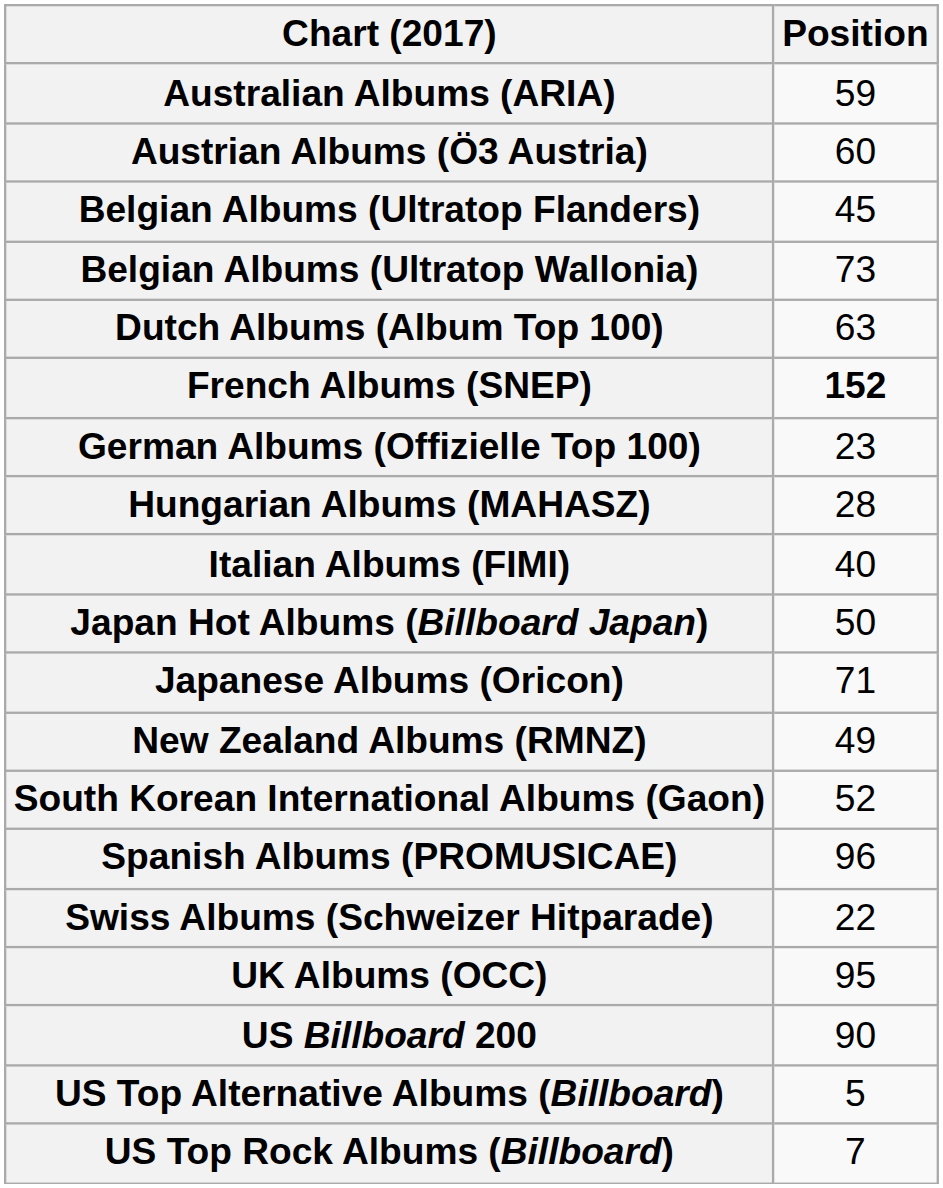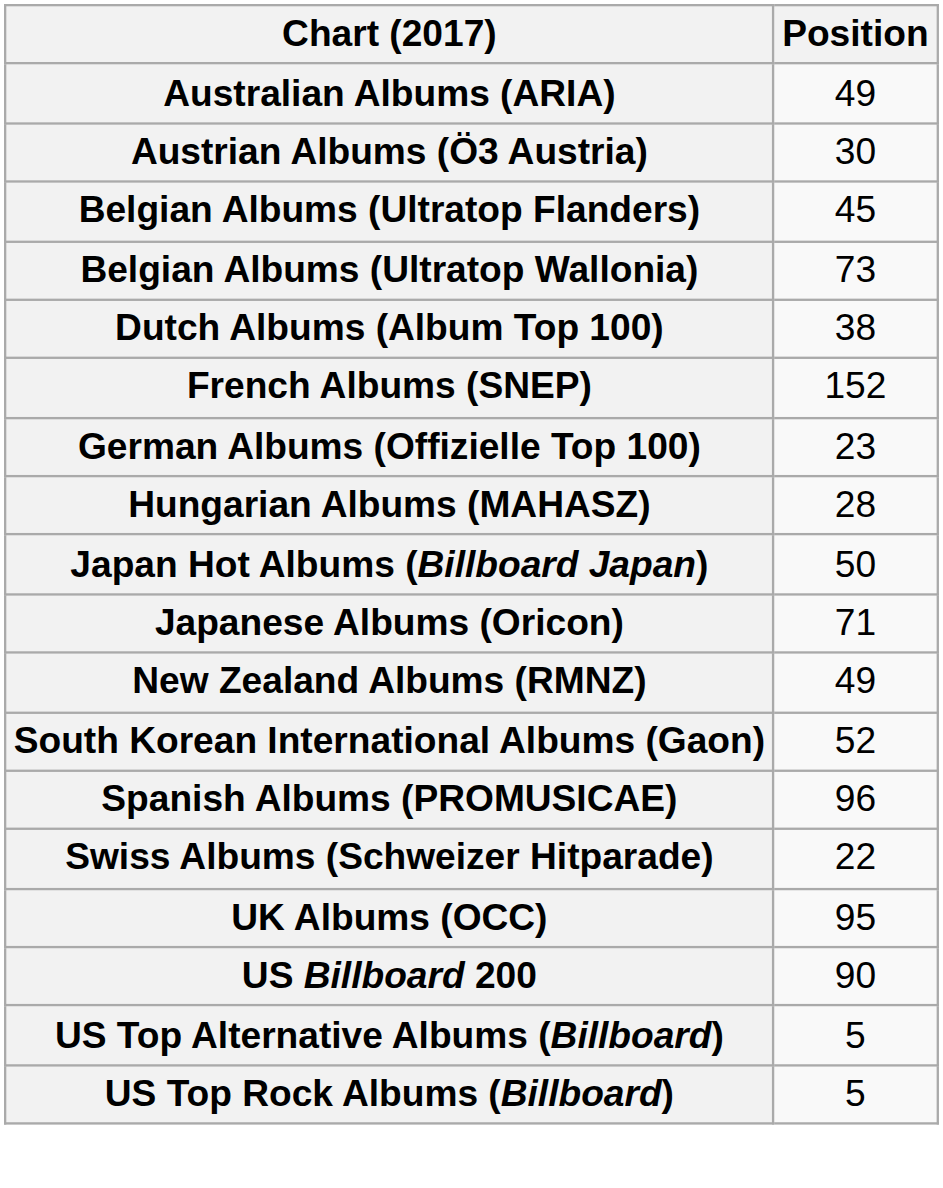(855, 92) 59 -> (855, 92) 49
(855, 151) 60 -> (855, 151) 30
(855, 328) 63 -> (855, 328) 38
(855, 387) bold -> (855, 387) normal
- row: (389, 563)
(855, 1152) 7 -> (855, 1093) 5
